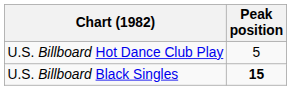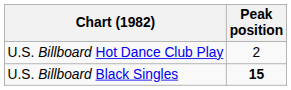(256, 52) 5 -> (256, 52) 2
